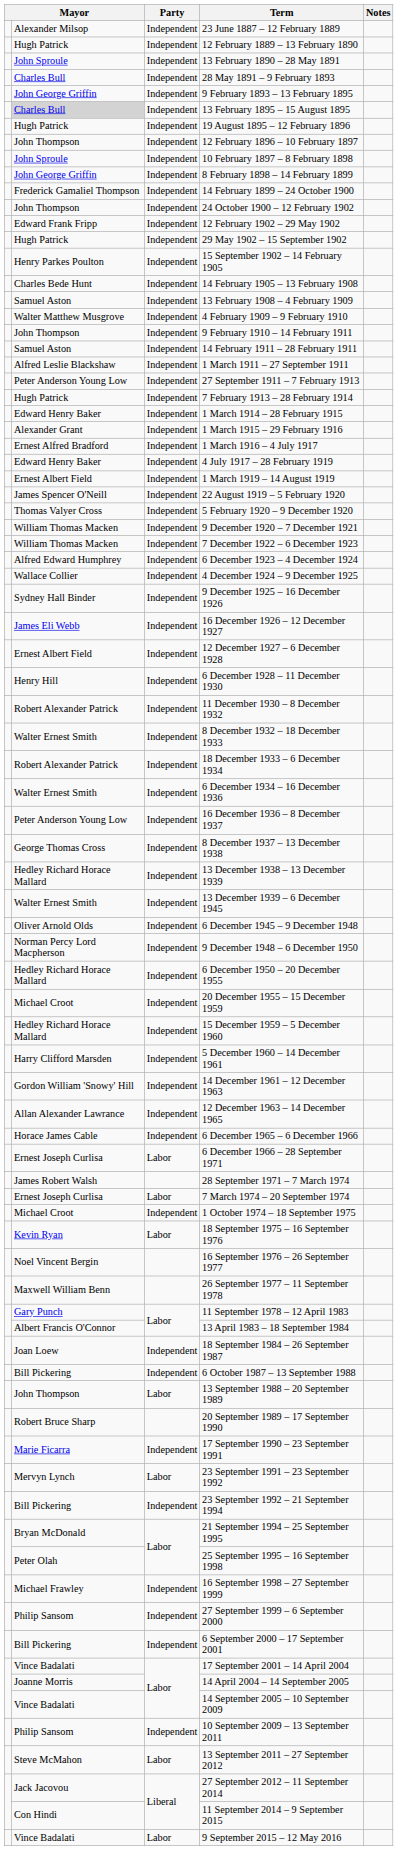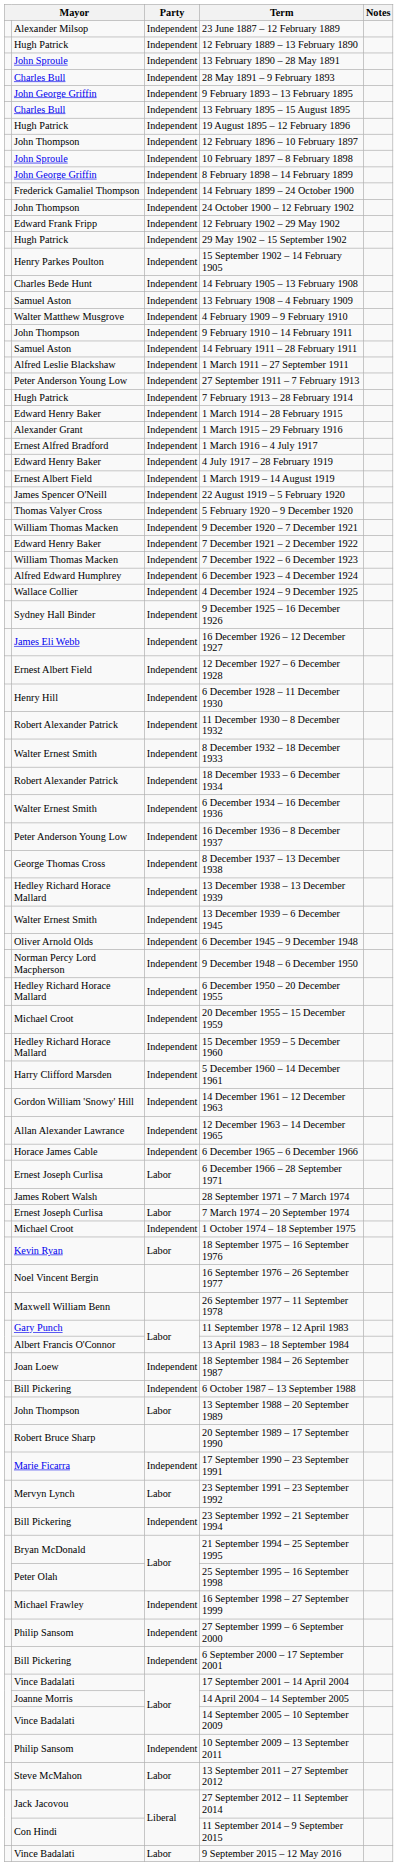(40, 110) lightgrey background -> (40, 110) no background
+ row: (280, 543)
